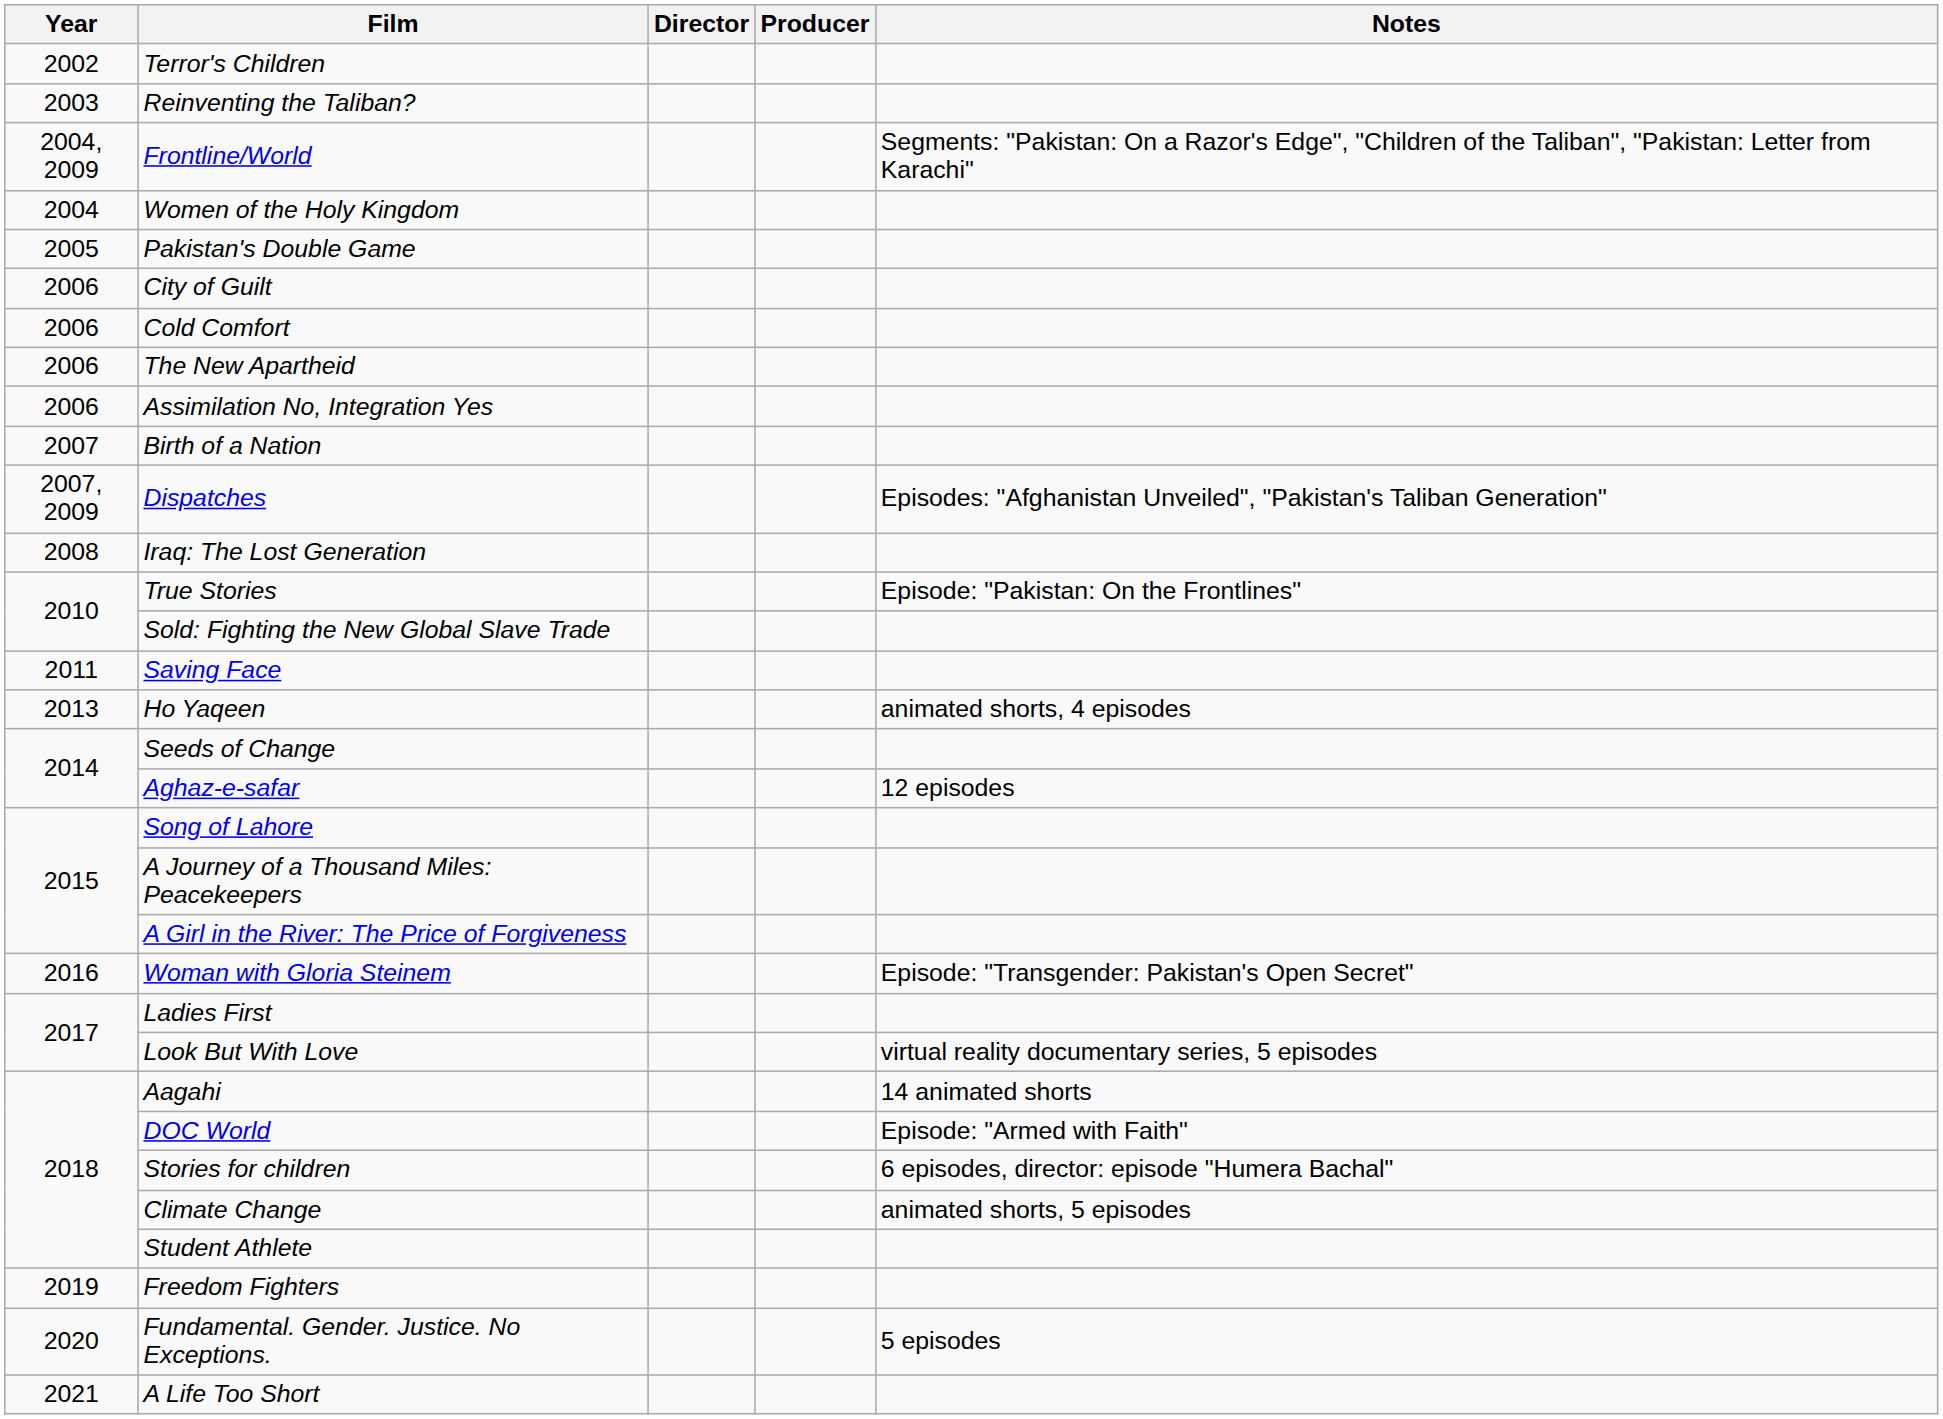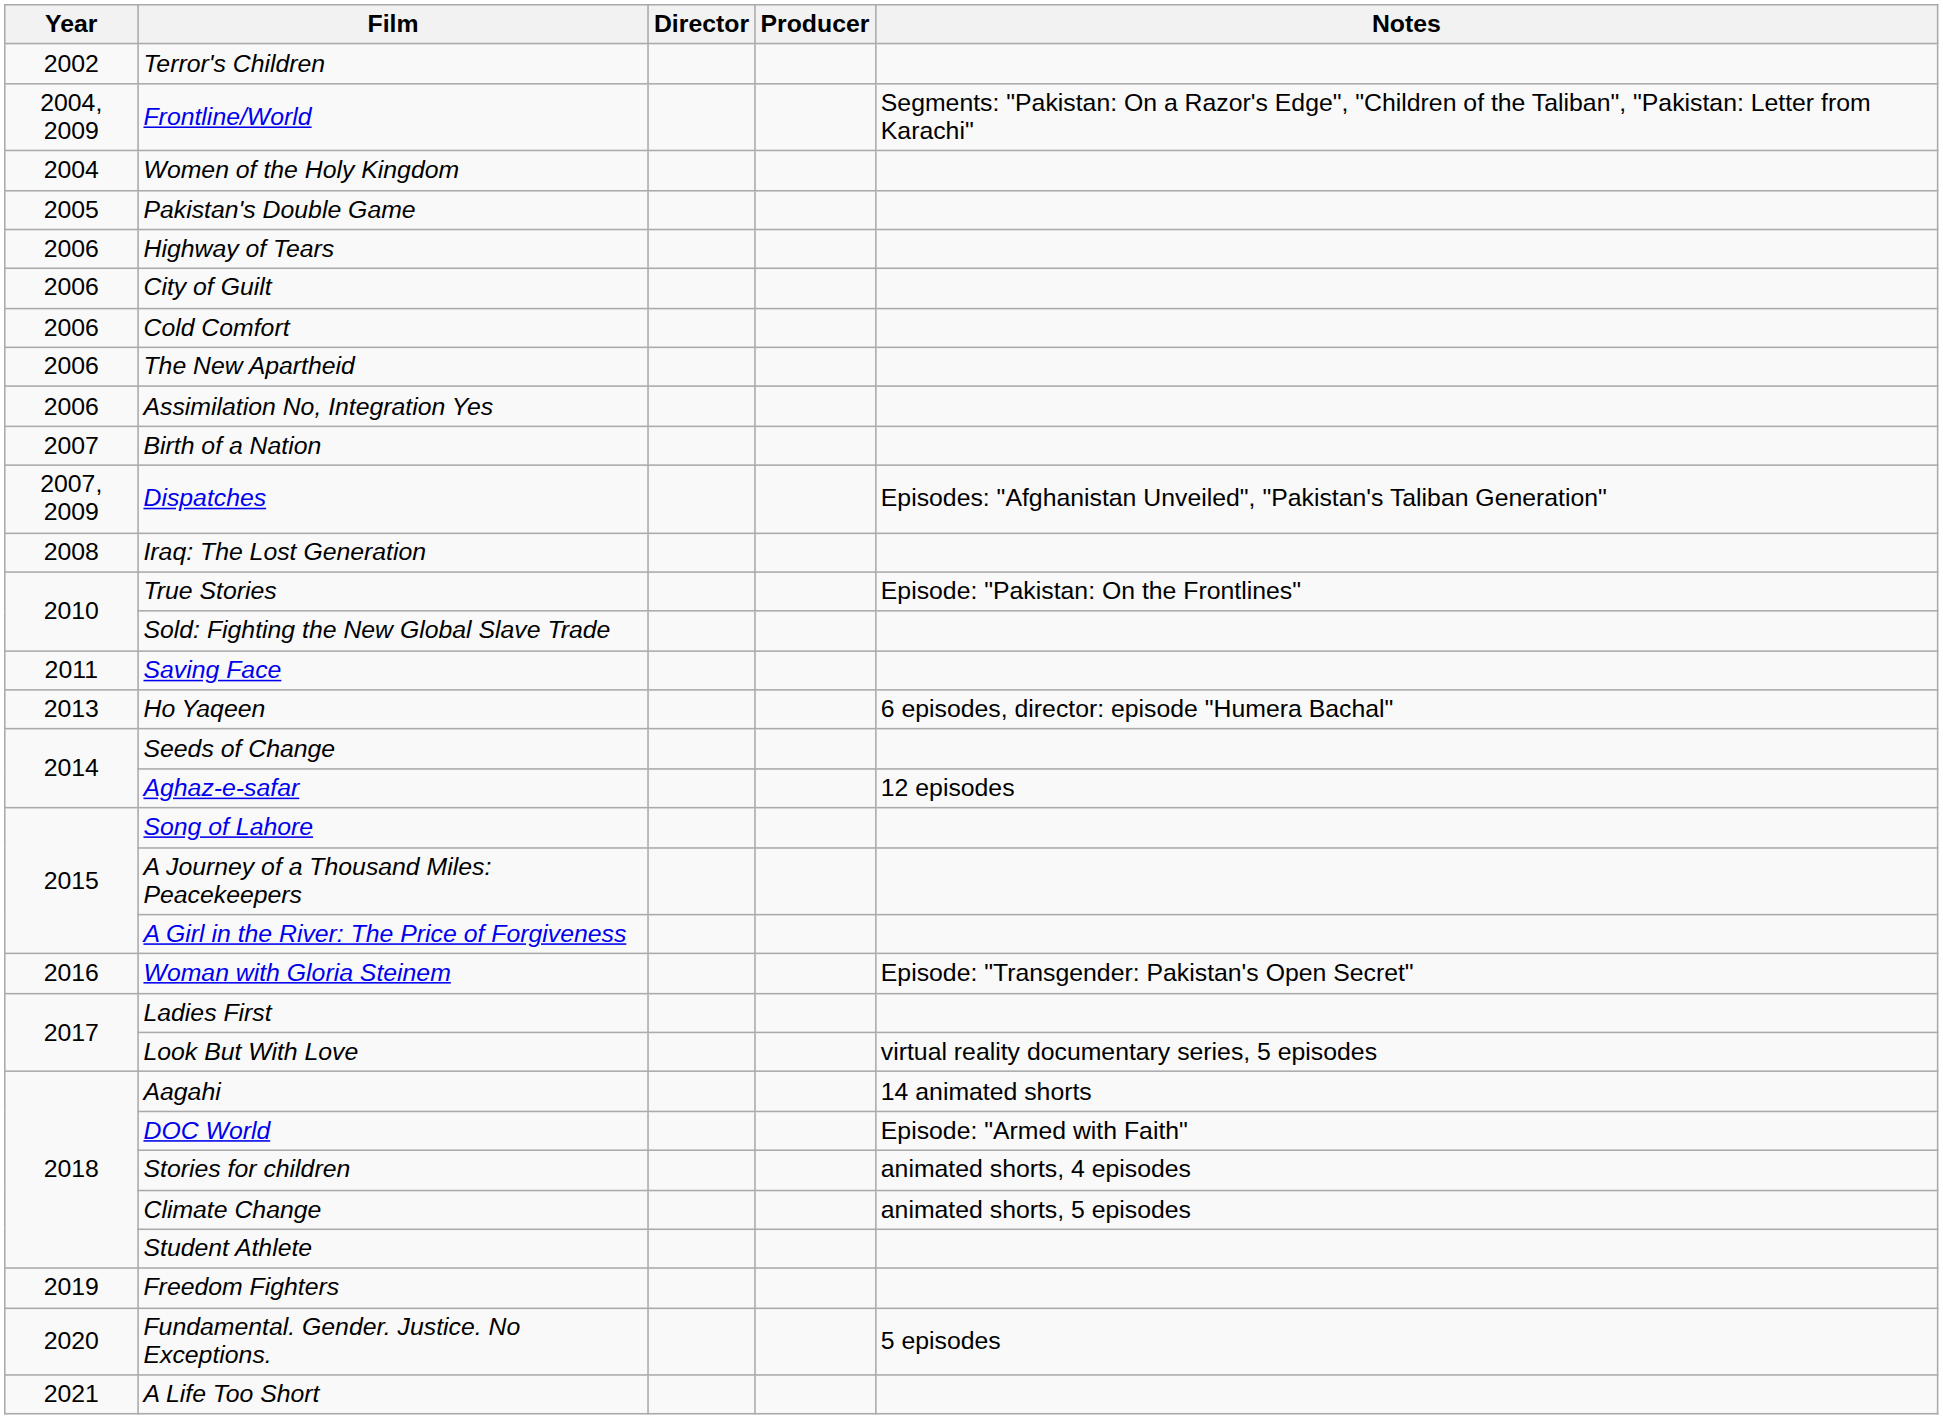- row: (280, 102)
+ row: (239, 248)
(1036, 709) animated shorts, 4 episodes -> (1137, 709) 6 episodes, director: episode "Humera Bachal"
(1137, 1169) 6 episodes, director: episode "Humera Bachal" -> (1036, 1169) animated shorts, 4 episodes
